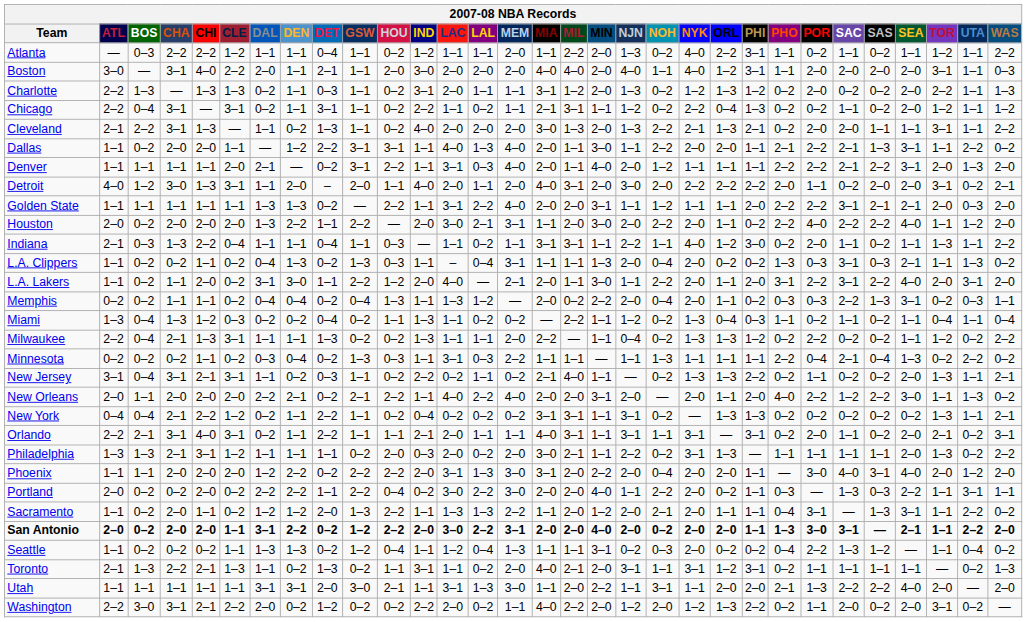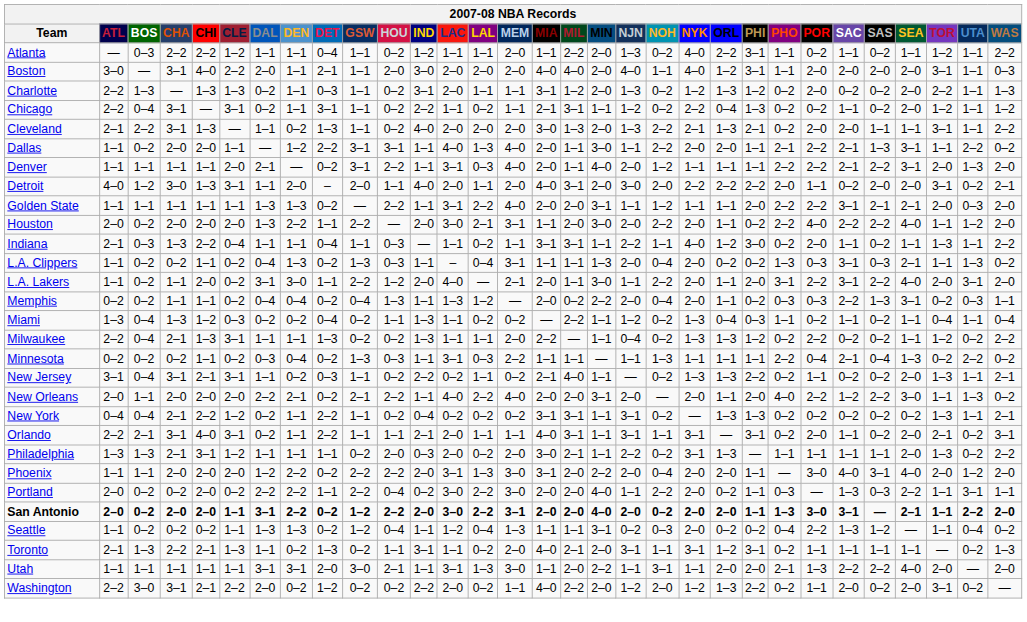- row: (40, 511)
